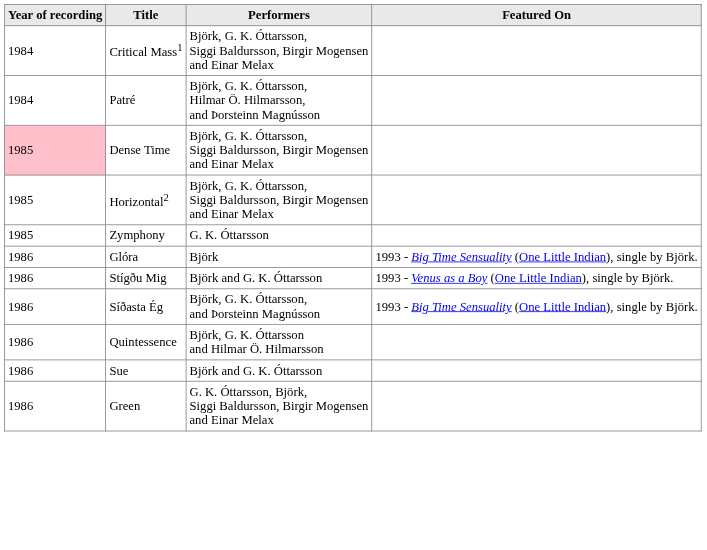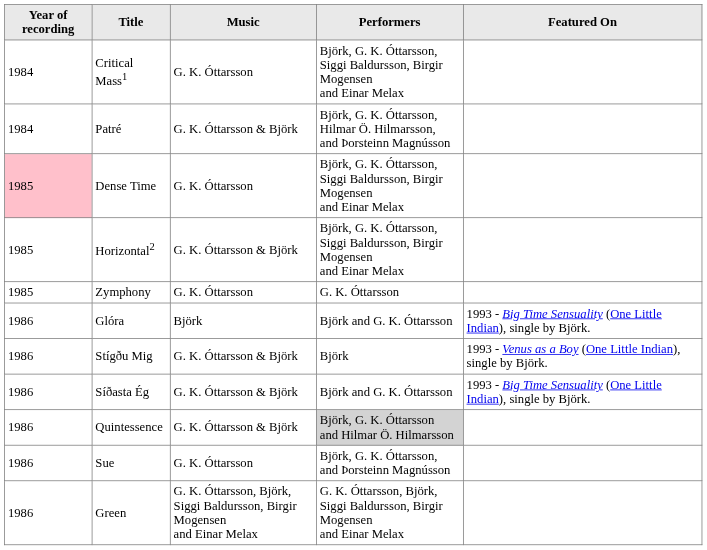+ column: (243, 22)
(204, 256) Björk -> (386, 320) Björk and G. K. Óttarsson
(256, 278) Björk and G. K. Óttarsson -> (334, 356) Björk
(255, 306) Björk, G. K. Óttarsson, and Þorsteinn Magnússon -> (386, 391) Björk and G. K. Óttarsson
(257, 342) no background -> (387, 427) lightgrey background
(256, 370) Björk and G. K. Óttarsson -> (385, 463) Björk, G. K. Óttarsson, and Þorsteinn Magnússon
